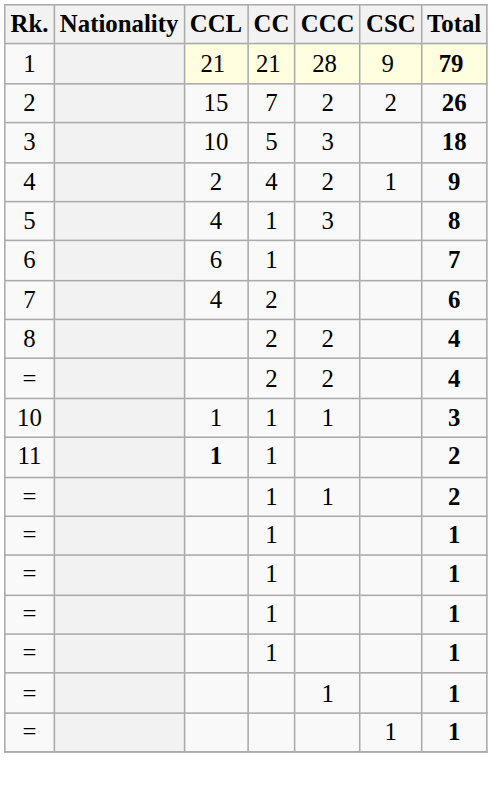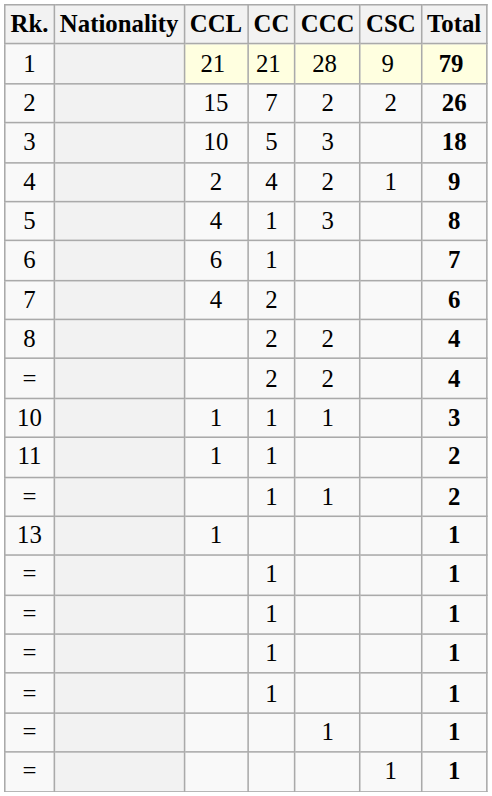(216, 456) bold -> (216, 456) normal
+ row: (29, 535)
